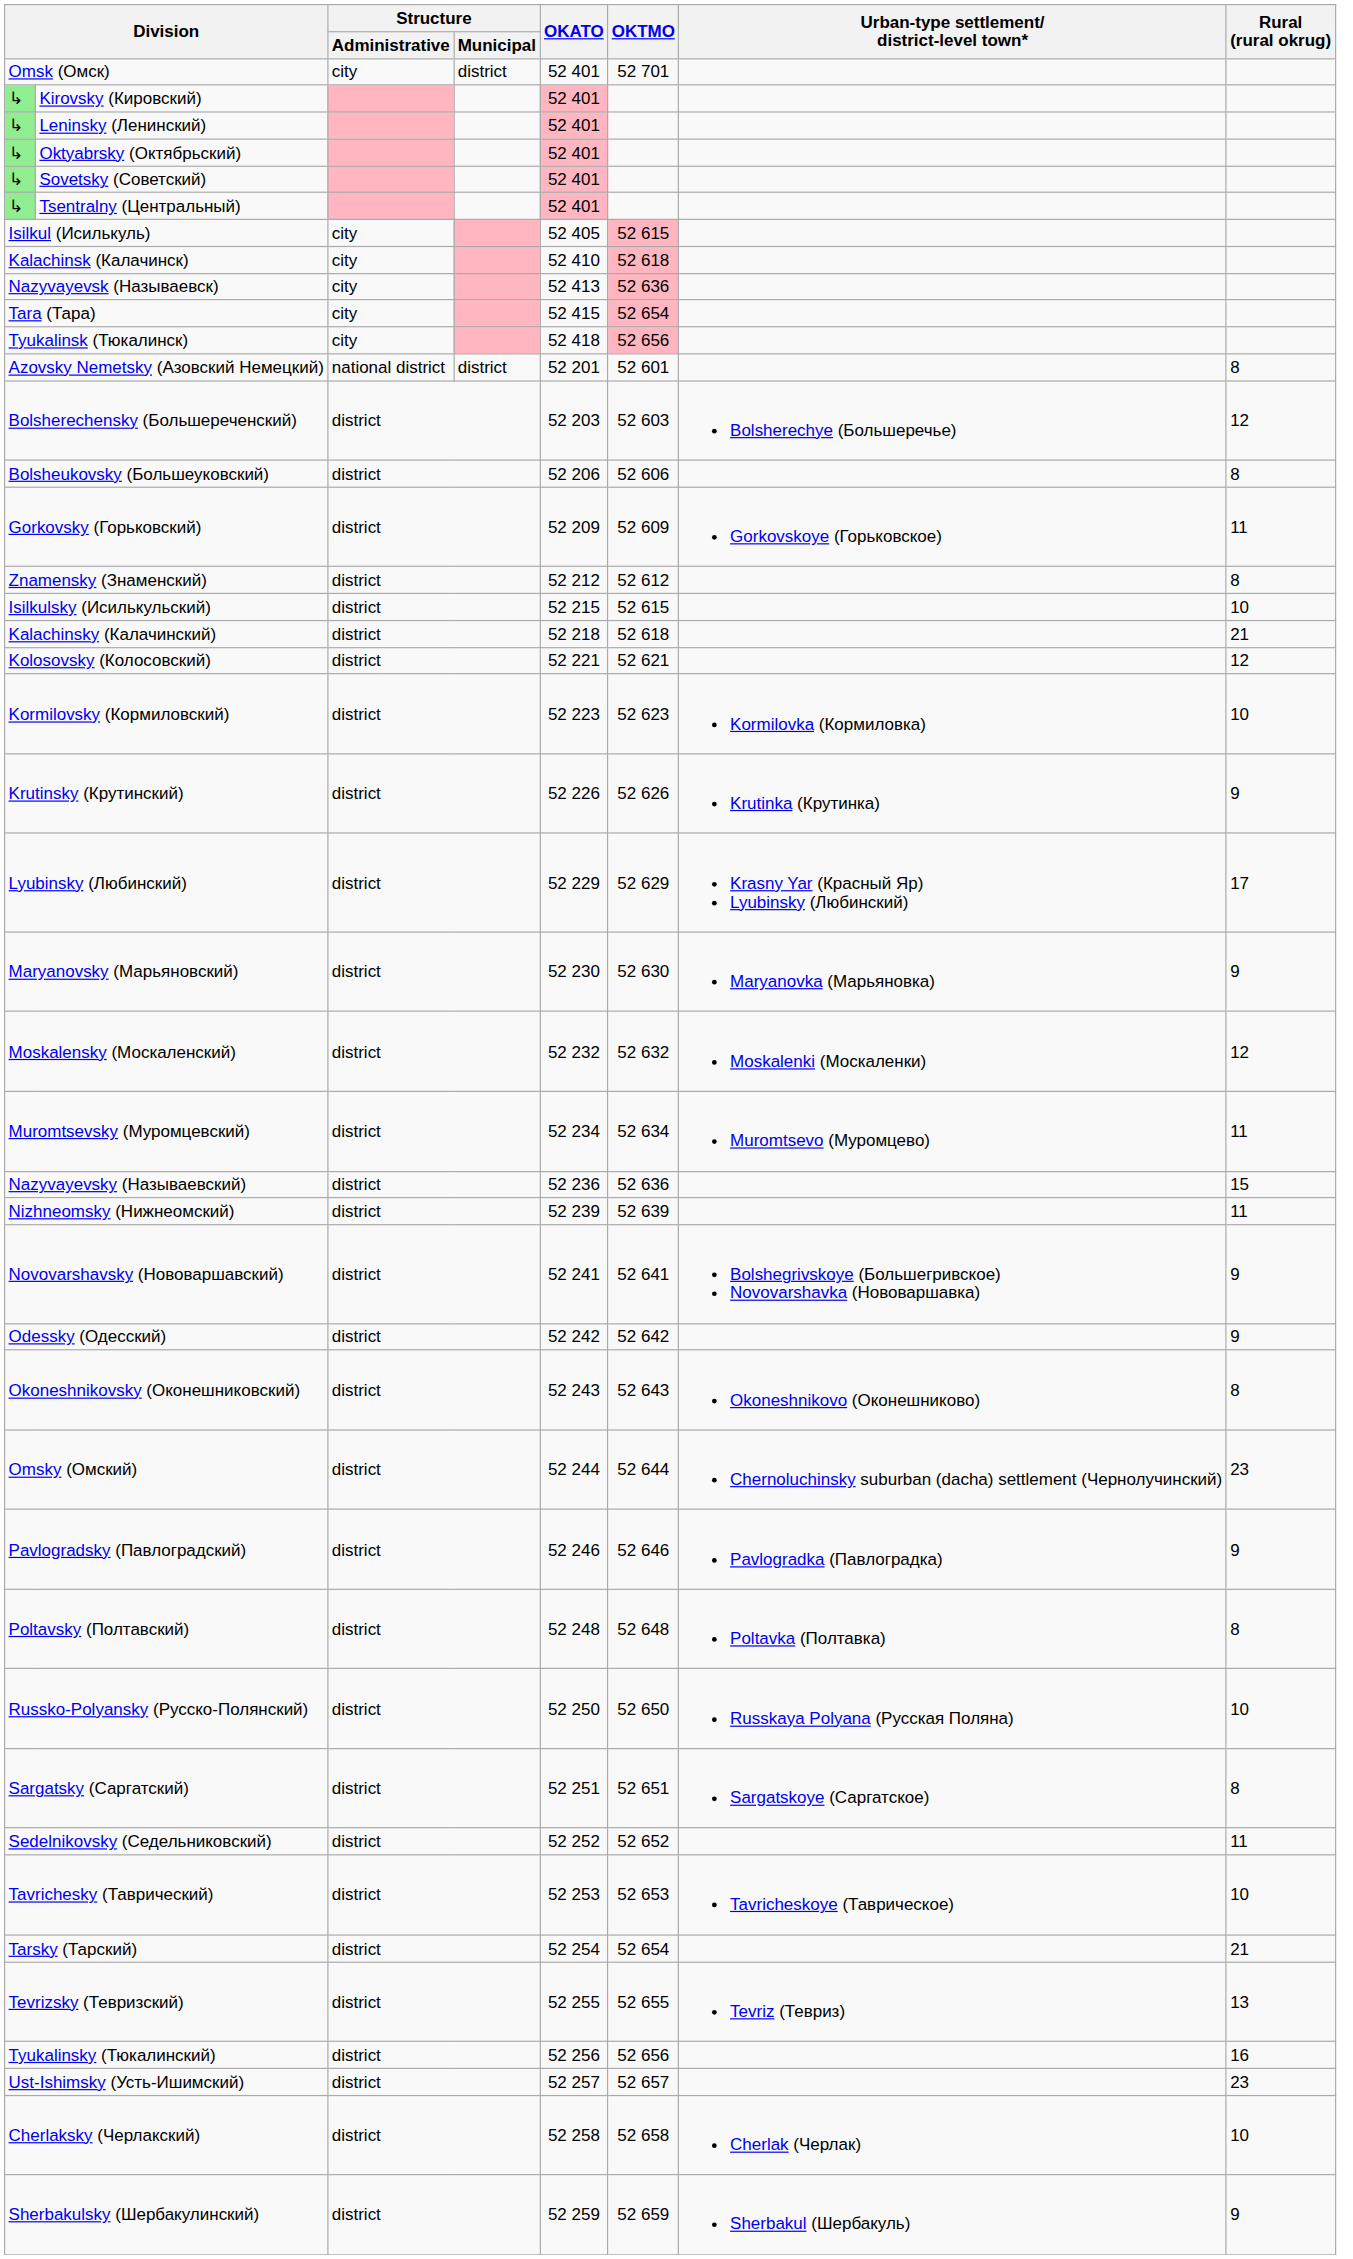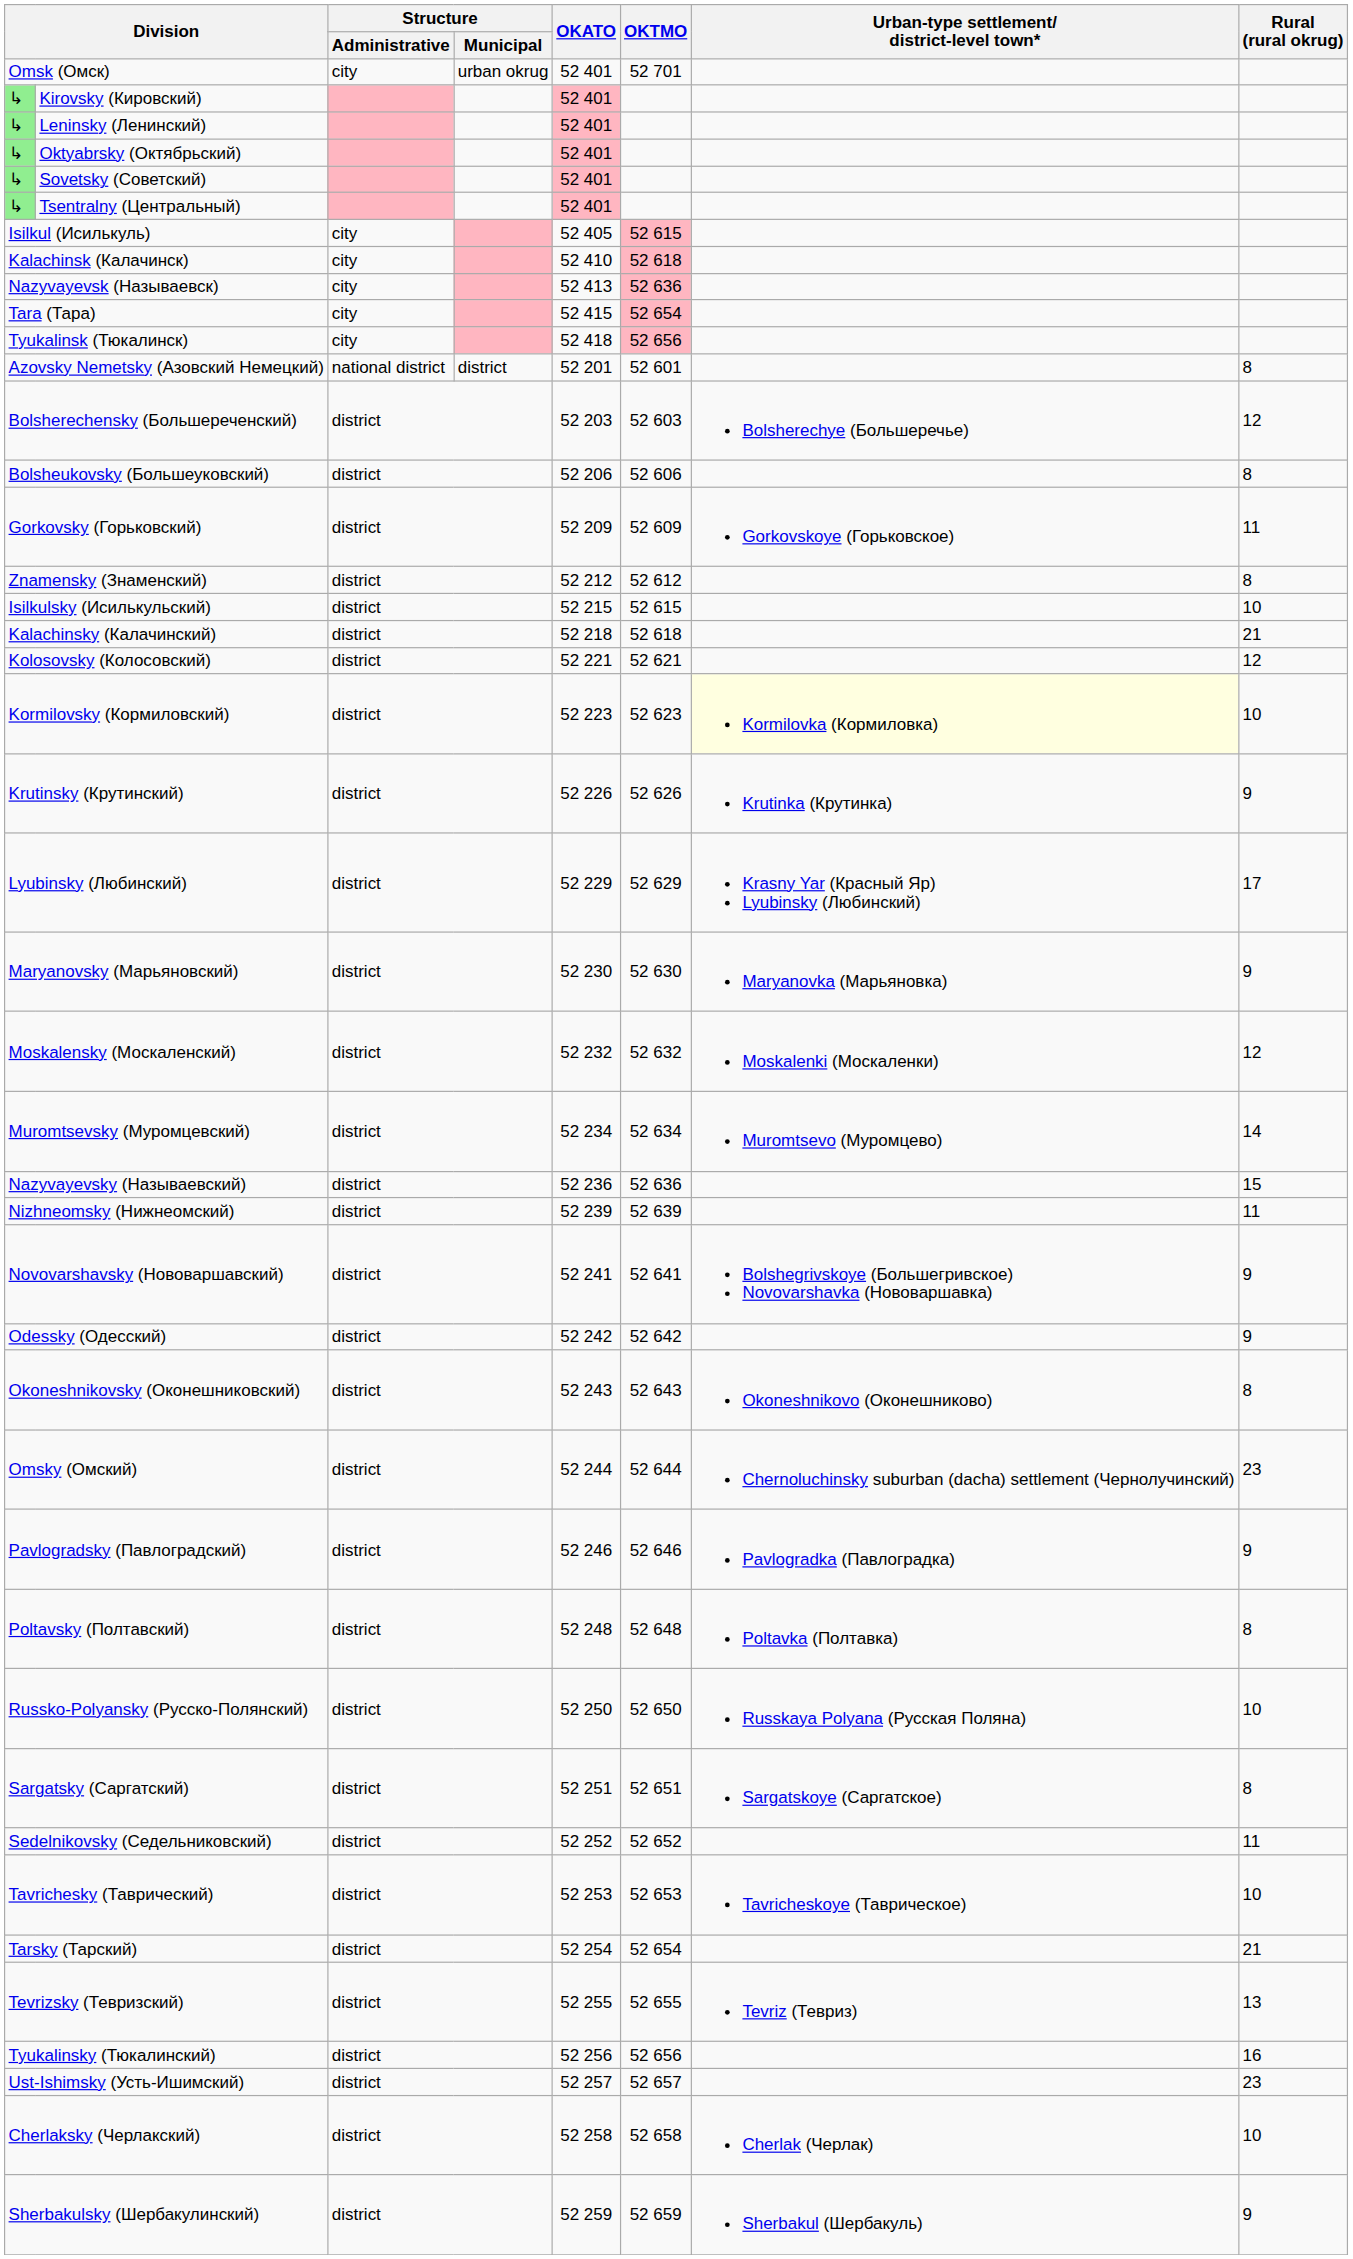(482, 72) district -> (503, 72) urban okrug
(953, 724) no background -> (965, 724) lightyellow background
(1239, 1132) 11 -> (1252, 1132) 14
